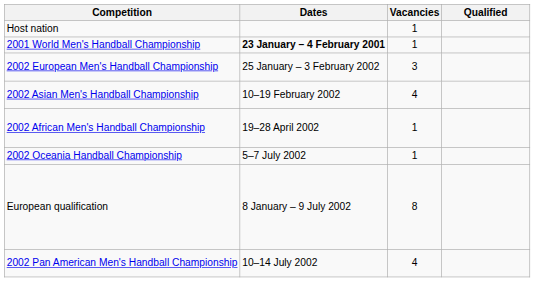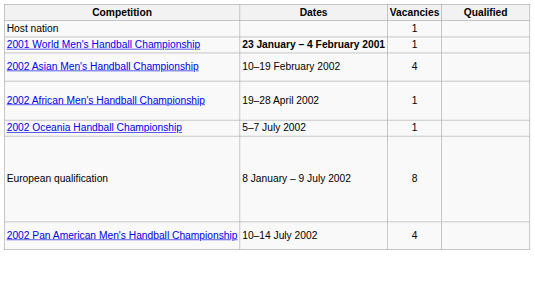- row: (112, 67)
